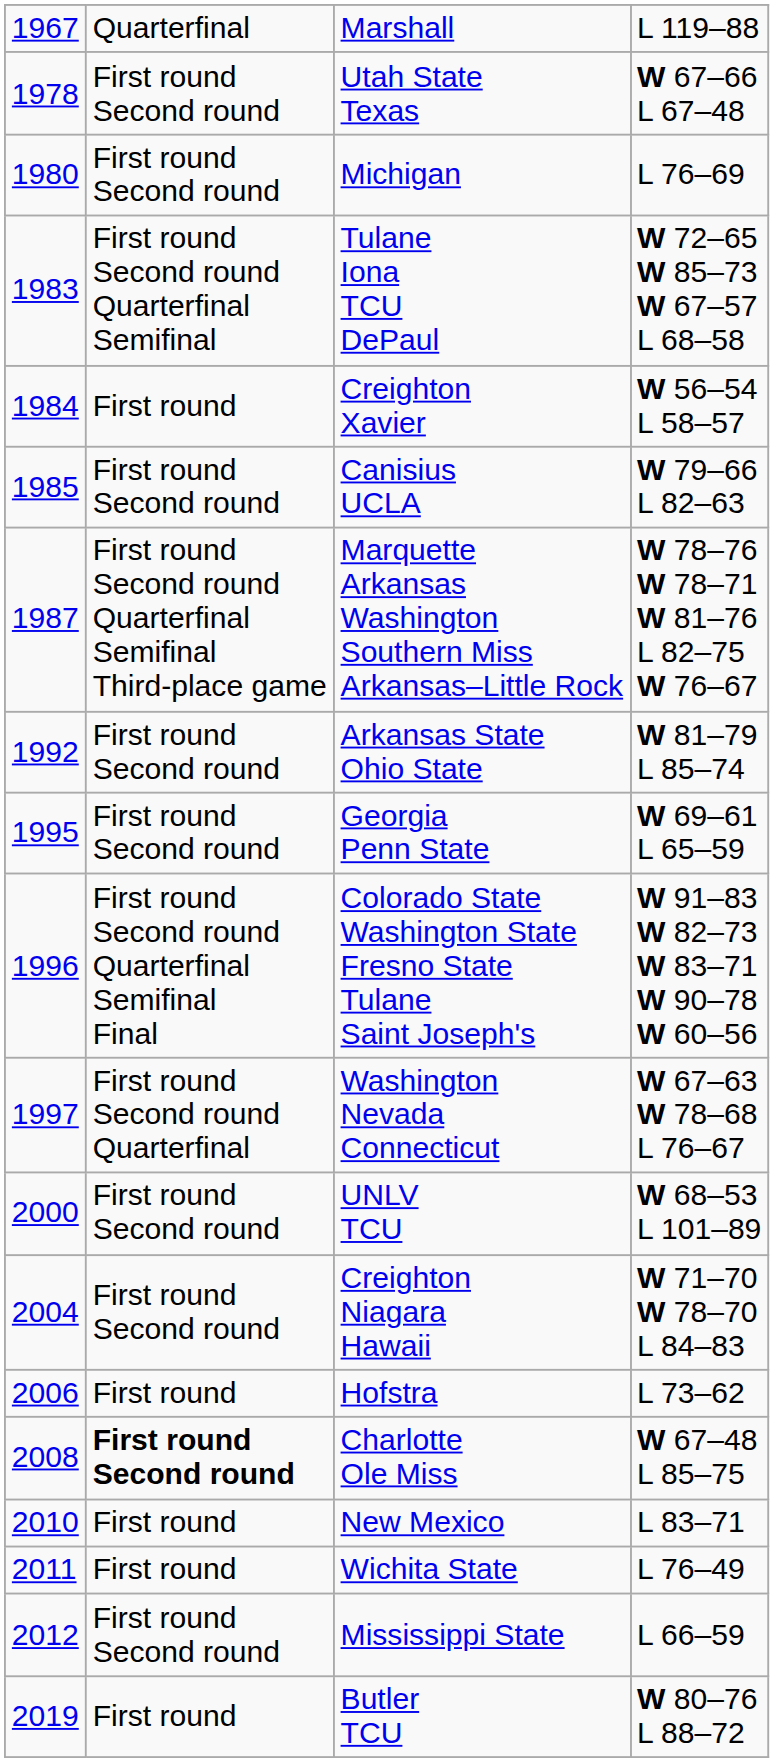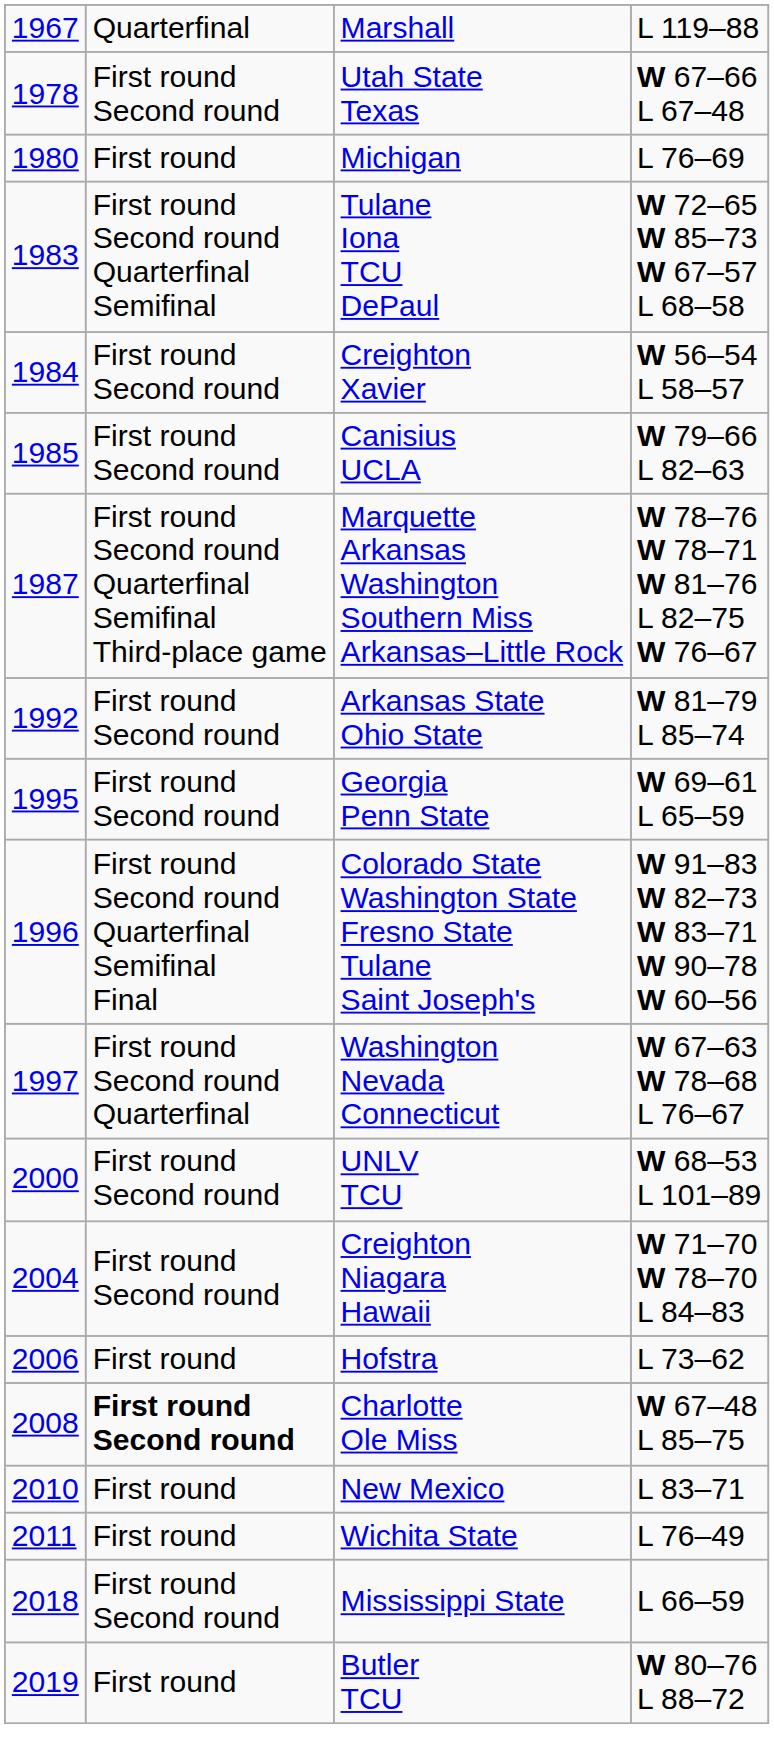(186, 174) First round Second round -> (165, 157) First round
(165, 405) First round -> (186, 371) First round Second round
(45, 1634) 2012 -> (45, 1600) 2018
